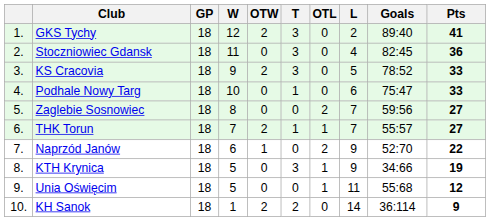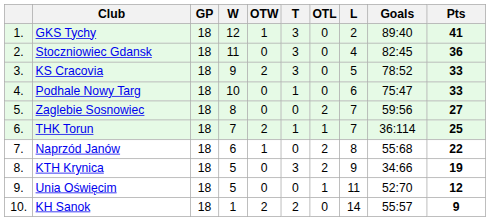(264, 33) 2 -> (264, 33) 1
(397, 129) 55:57 -> (397, 129) 36:114
(456, 129) 27 -> (456, 129) 25
(354, 149) 9 -> (354, 149) 8
(397, 149) 52:70 -> (397, 149) 55:68
(325, 168) 1 -> (325, 168) 2
(397, 187) 55:68 -> (397, 187) 52:70
(397, 206) 36:114 -> (397, 206) 55:57
